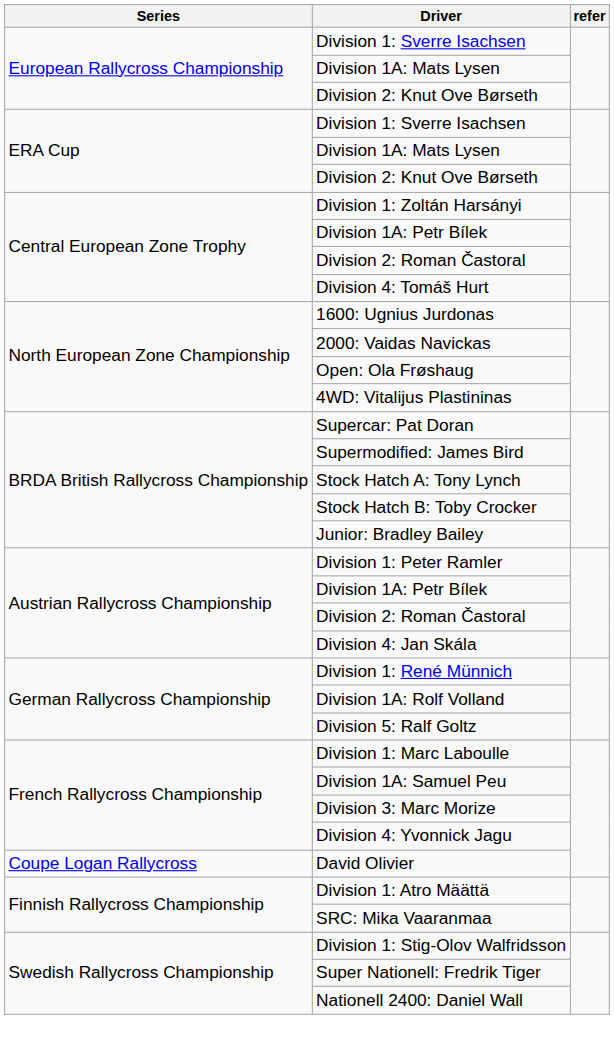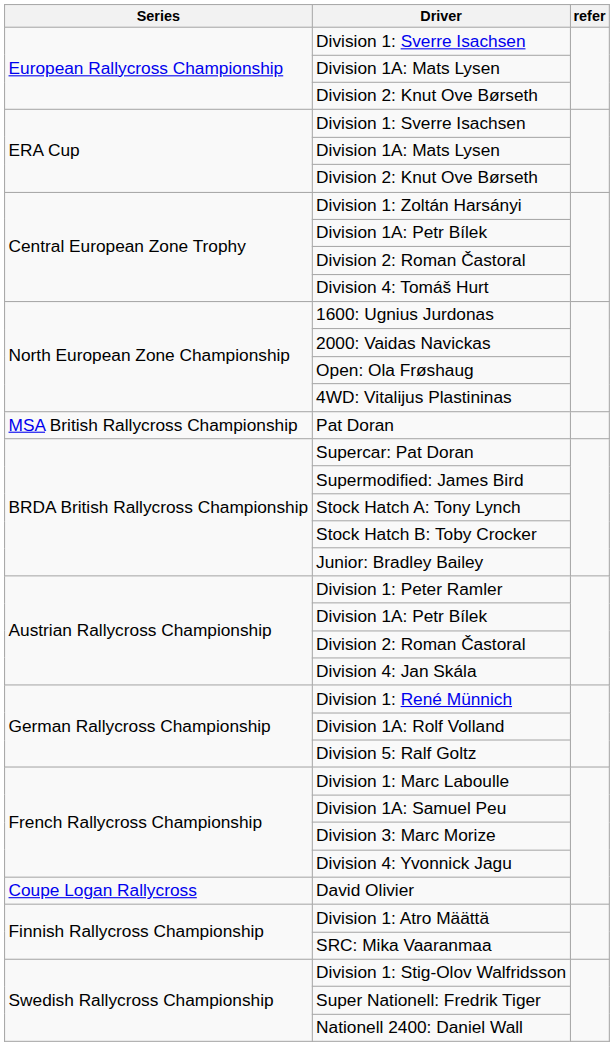+ row: (153, 424)
